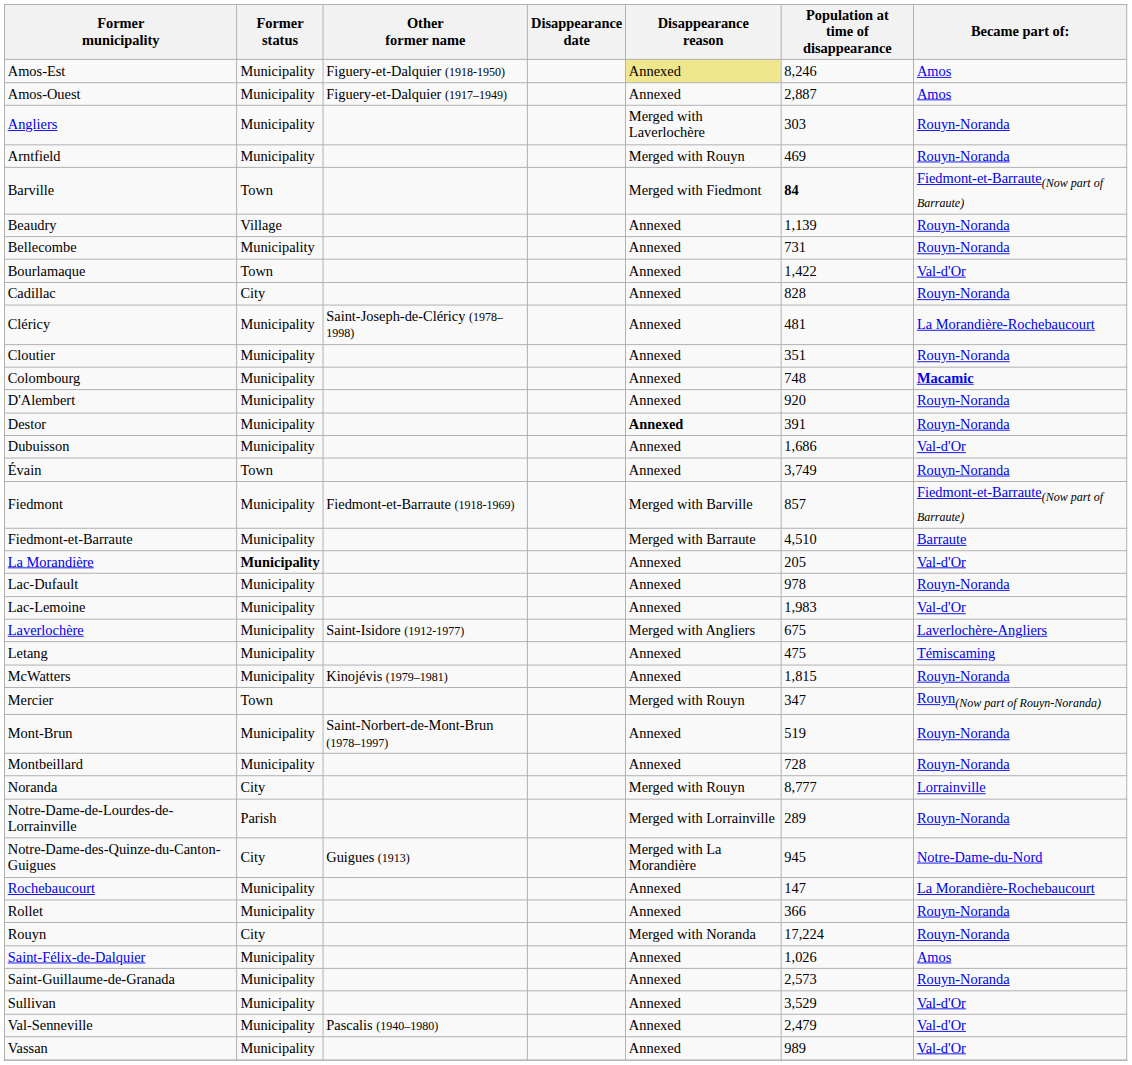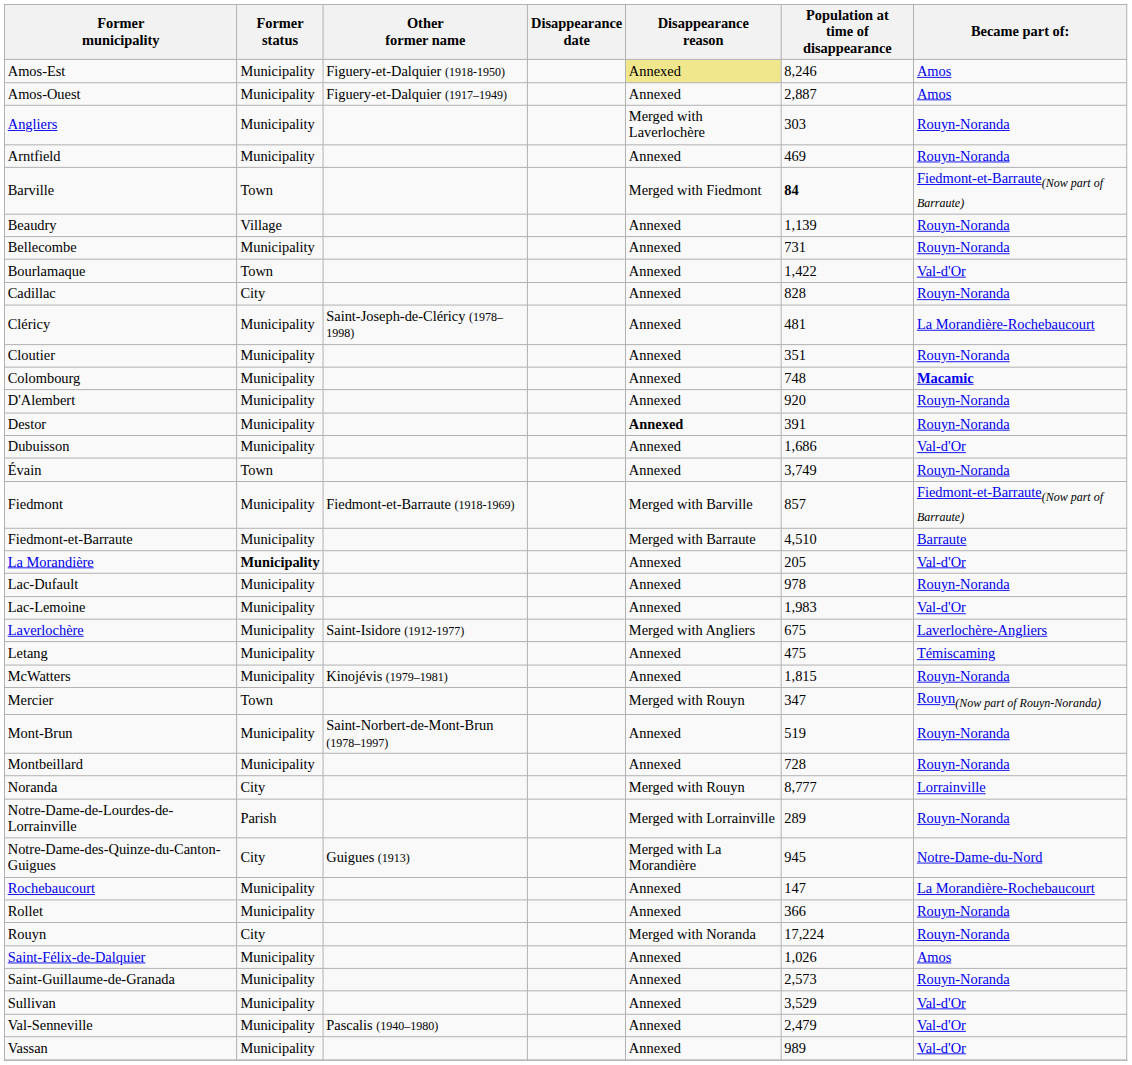(687, 155) Merged with Rouyn -> (655, 155) Annexed
